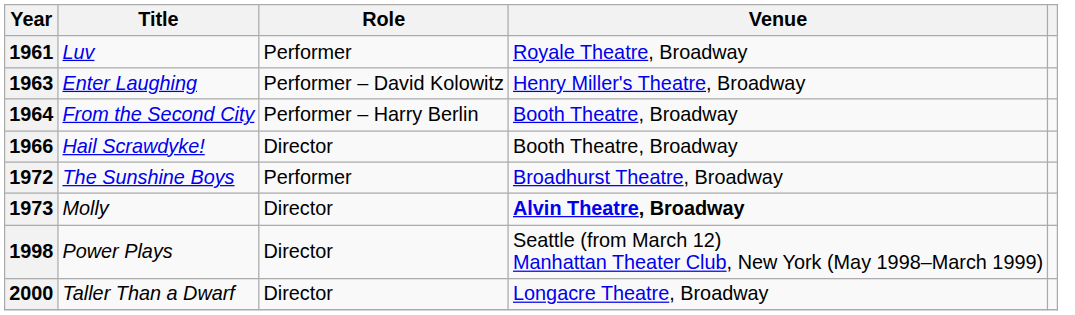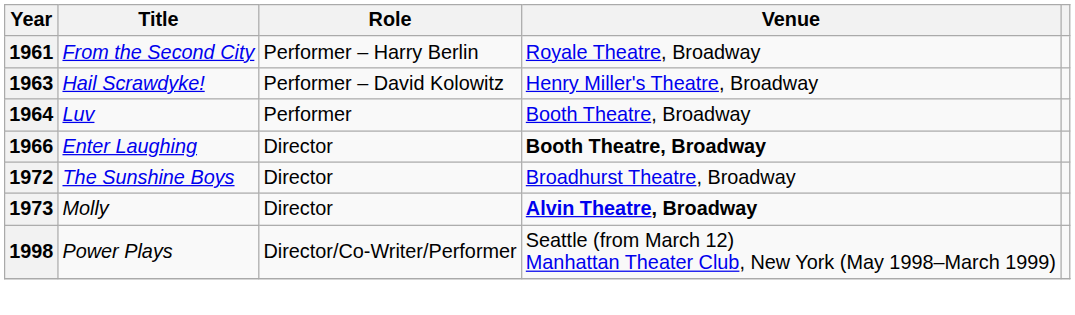(78, 51) Luv -> (158, 51) From the Second City
(308, 51) Performer -> (371, 51) Performer – Harry Berlin
(130, 83) Enter Laughing -> (134, 83) Hail Scrawdyke!
(158, 114) From the Second City -> (78, 114) Luv
(371, 114) Performer – Harry Berlin -> (308, 114) Performer
(134, 146) Hail Scrawdyke! -> (130, 146) Enter Laughing
(625, 146) normal -> (646, 146) bold
(308, 177) Performer -> (298, 177) Director
(298, 251) Director -> (390, 251) Director/Co-Writer/Performer
- row: (31, 294)
